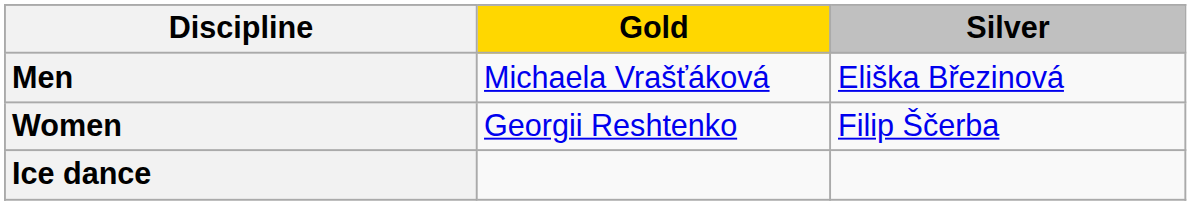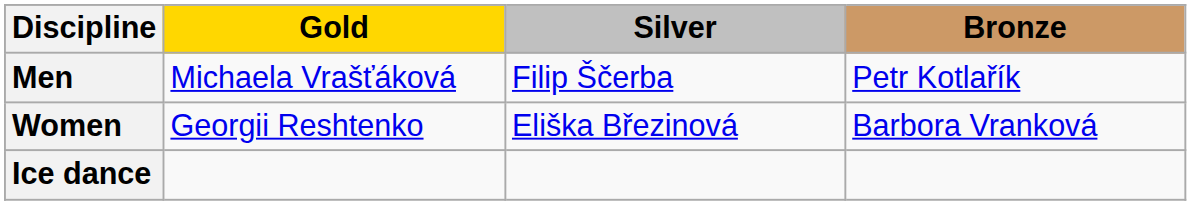+ column: (1015, 28)
(951, 77) Eliška Březinová -> (593, 77) Filip Ščerba
(919, 125) Filip Ščerba -> (625, 125) Eliška Březinová
